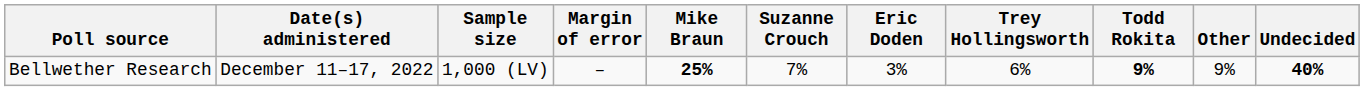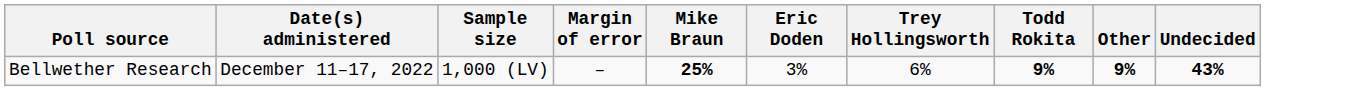- column: (797, 30)
(1224, 71) normal -> (1124, 71) bold
(1307, 71) 40% -> (1208, 71) 43%
